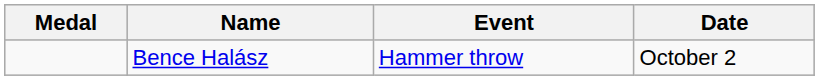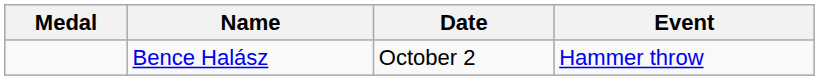columns swapped: (504, 23) <-> (725, 23)
